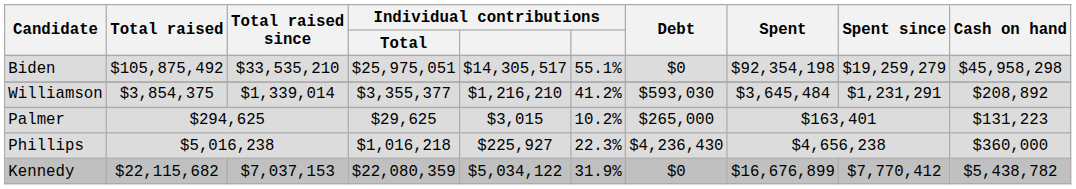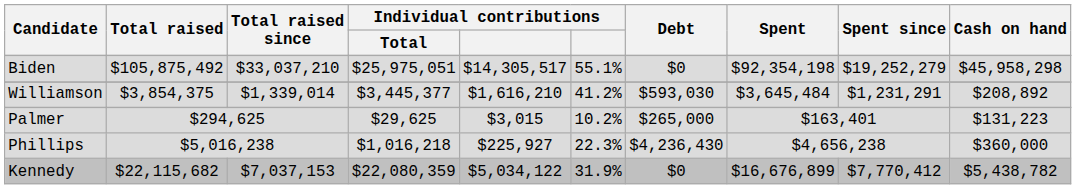(288, 69) $33,535,210 -> (288, 69) $33,037,210
(894, 69) $19,259,279 -> (894, 69) $19,252,279
(404, 94) $3,355,377 -> (404, 94) $3,445,377
(515, 94) $1,216,210 -> (515, 94) $1,616,210
